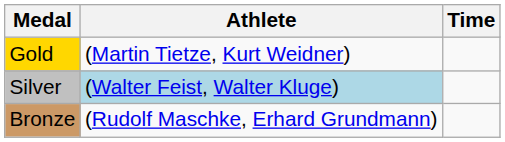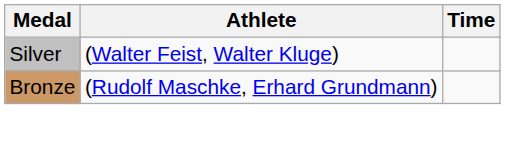- row: (31, 53)
(212, 86) lightblue background -> (212, 53) no background
